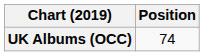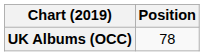(167, 39) 74 -> (167, 39) 78
